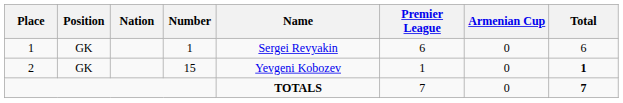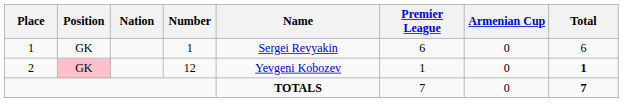(84, 68) no background -> (84, 68) pink background
(190, 68) 15 -> (190, 68) 12
